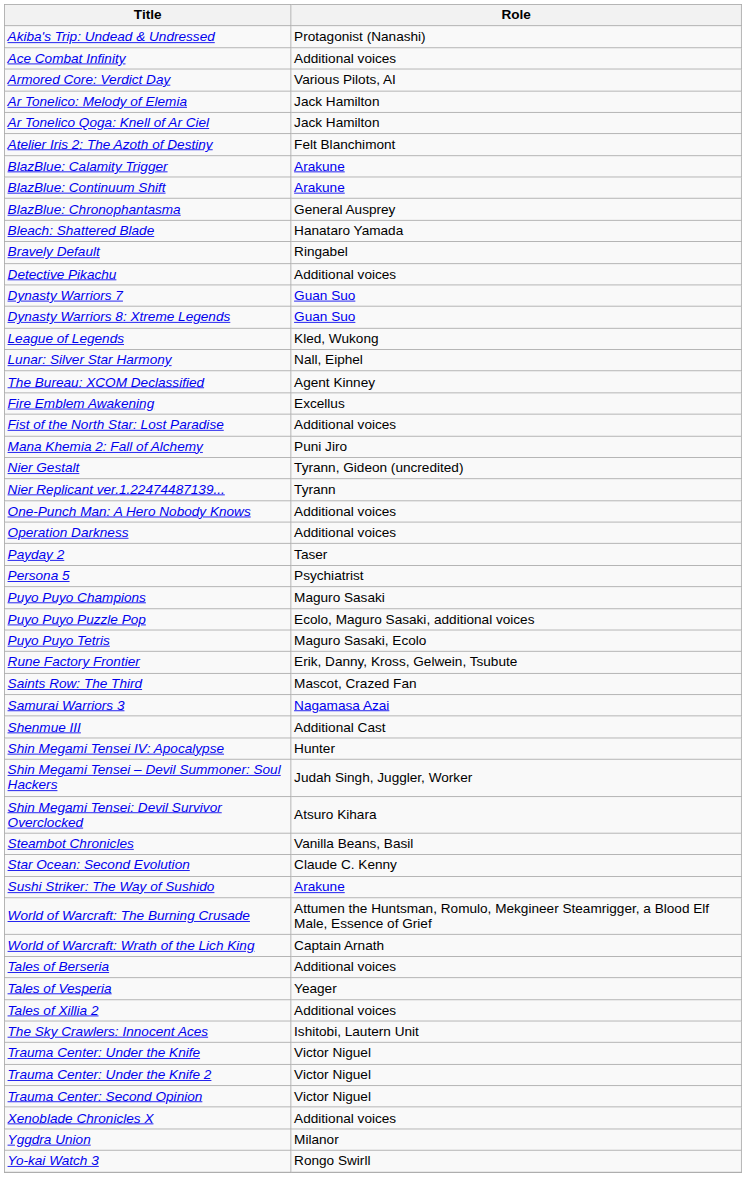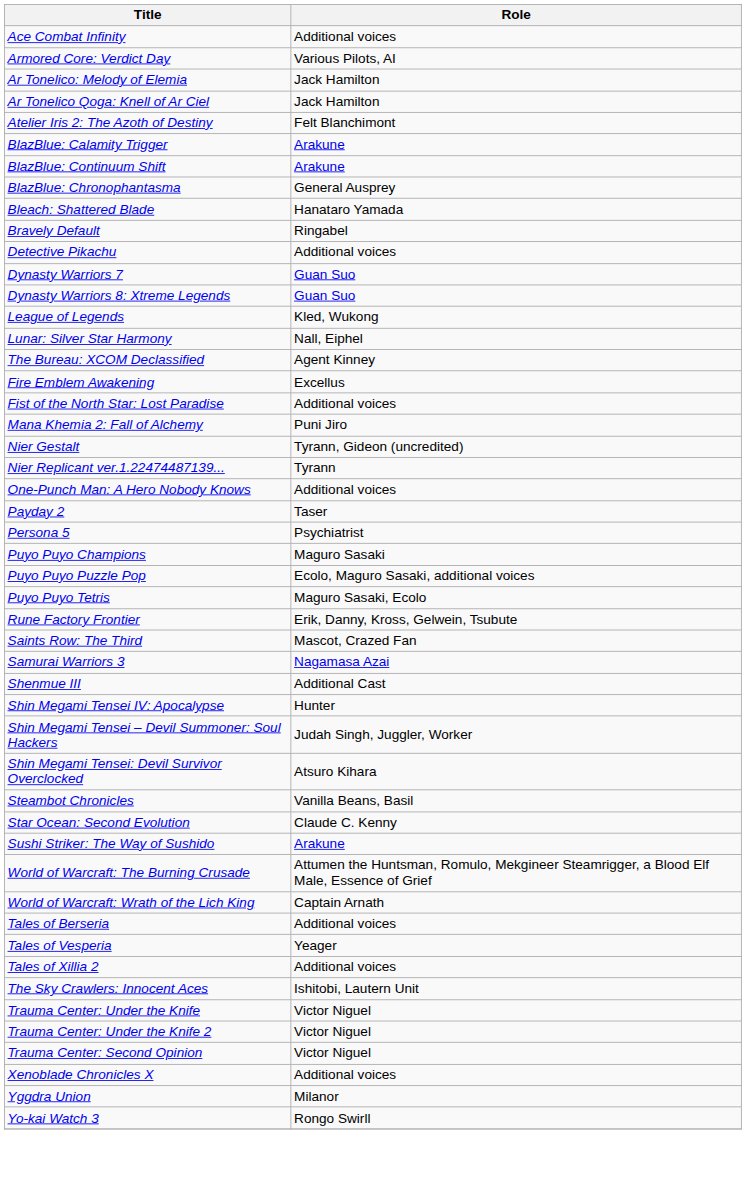- row: (111, 36)
- row: (68, 532)
